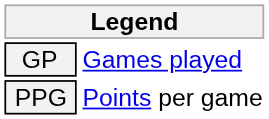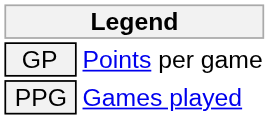(162, 59) Games played -> (173, 59) Points per game
(173, 97) Points per game -> (162, 97) Games played
